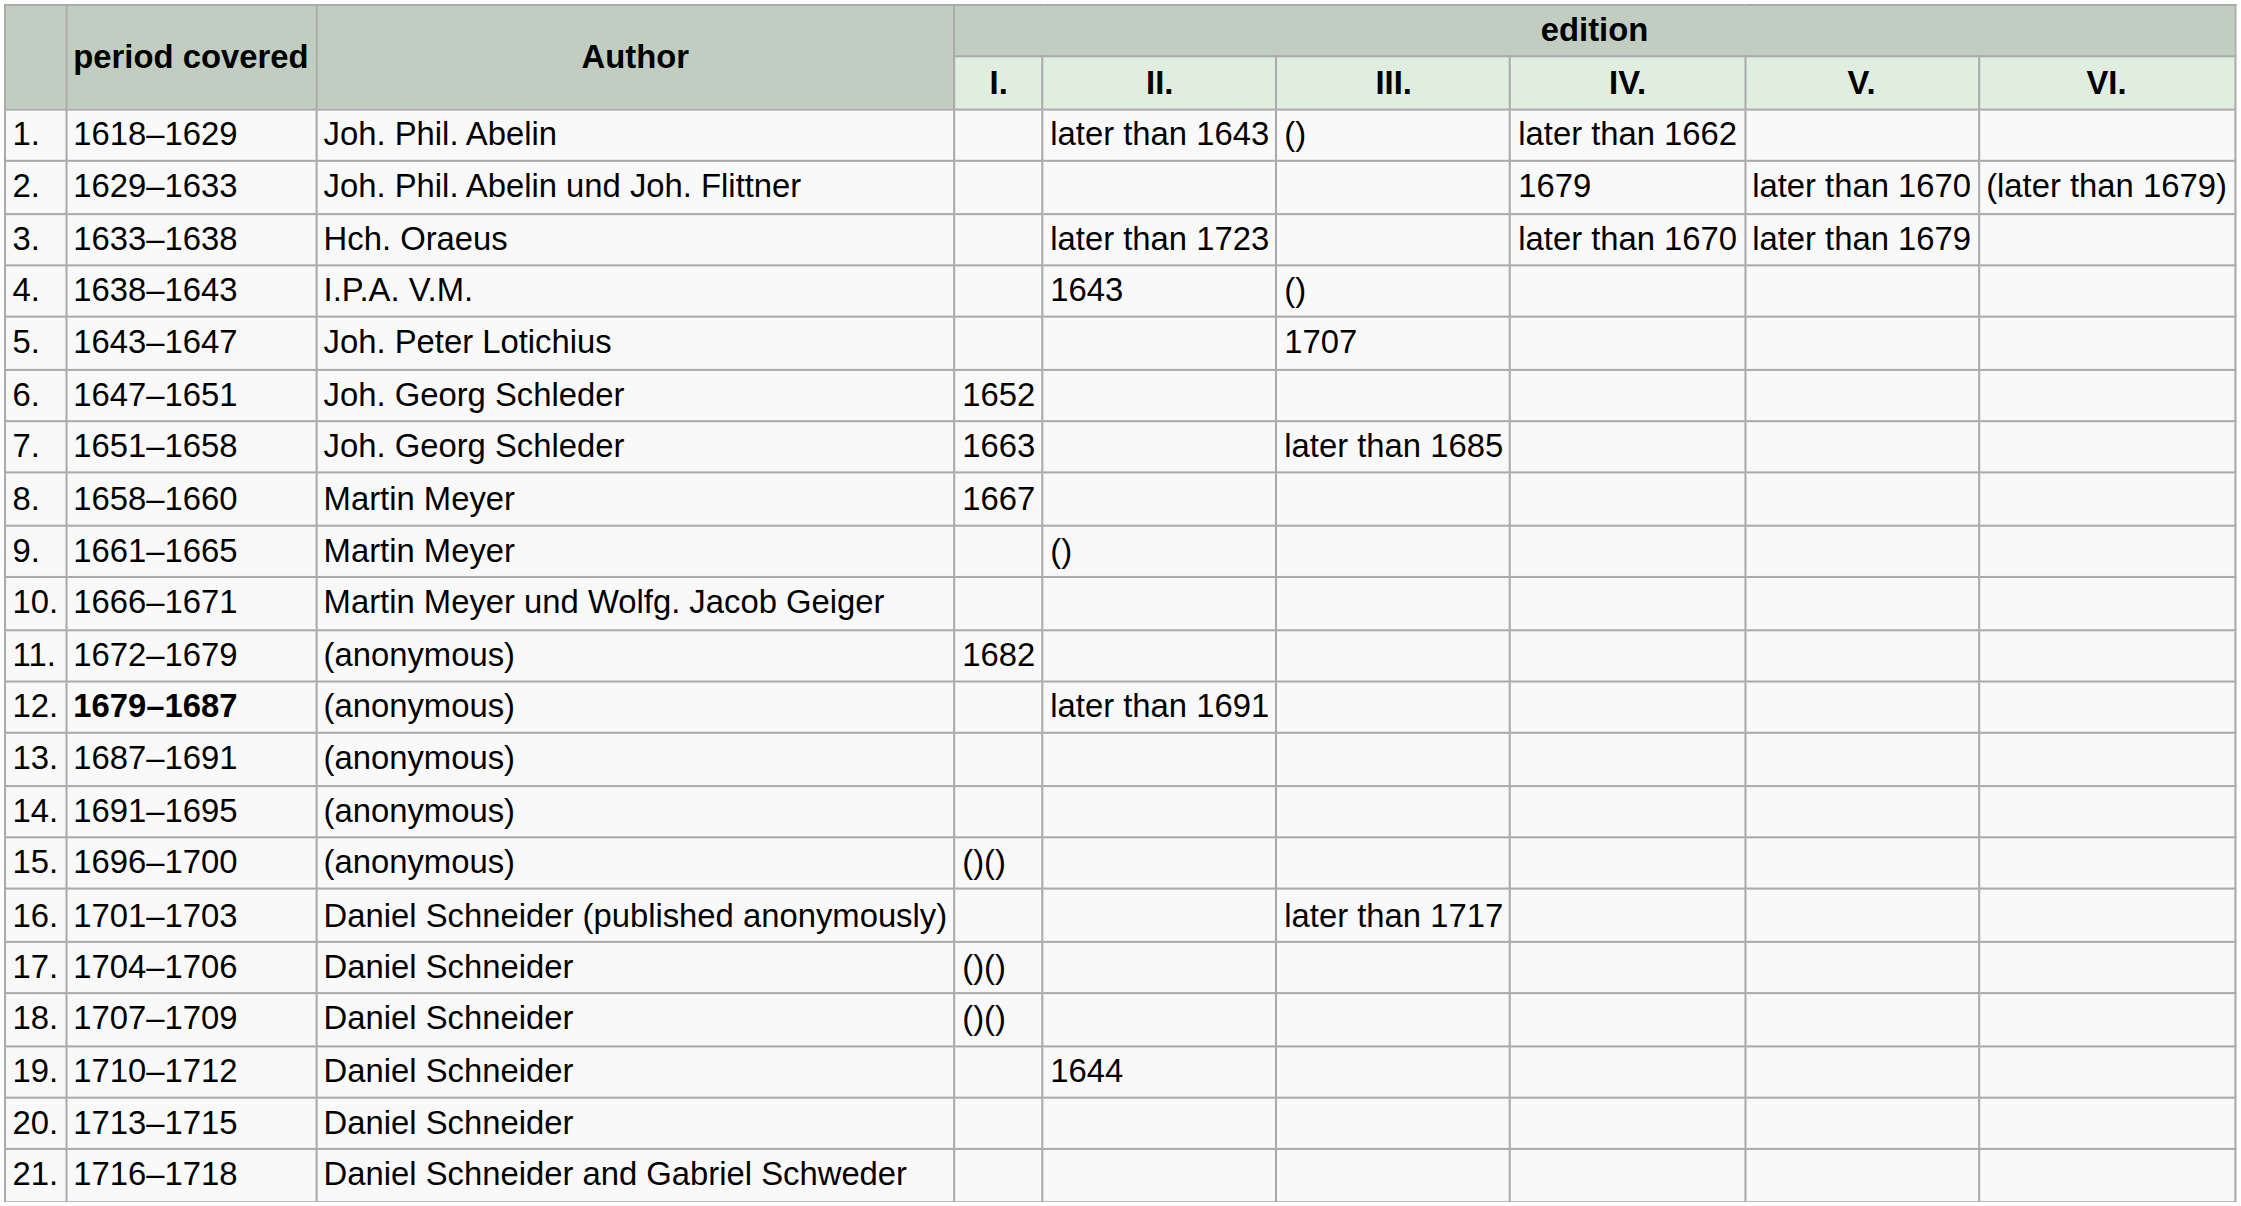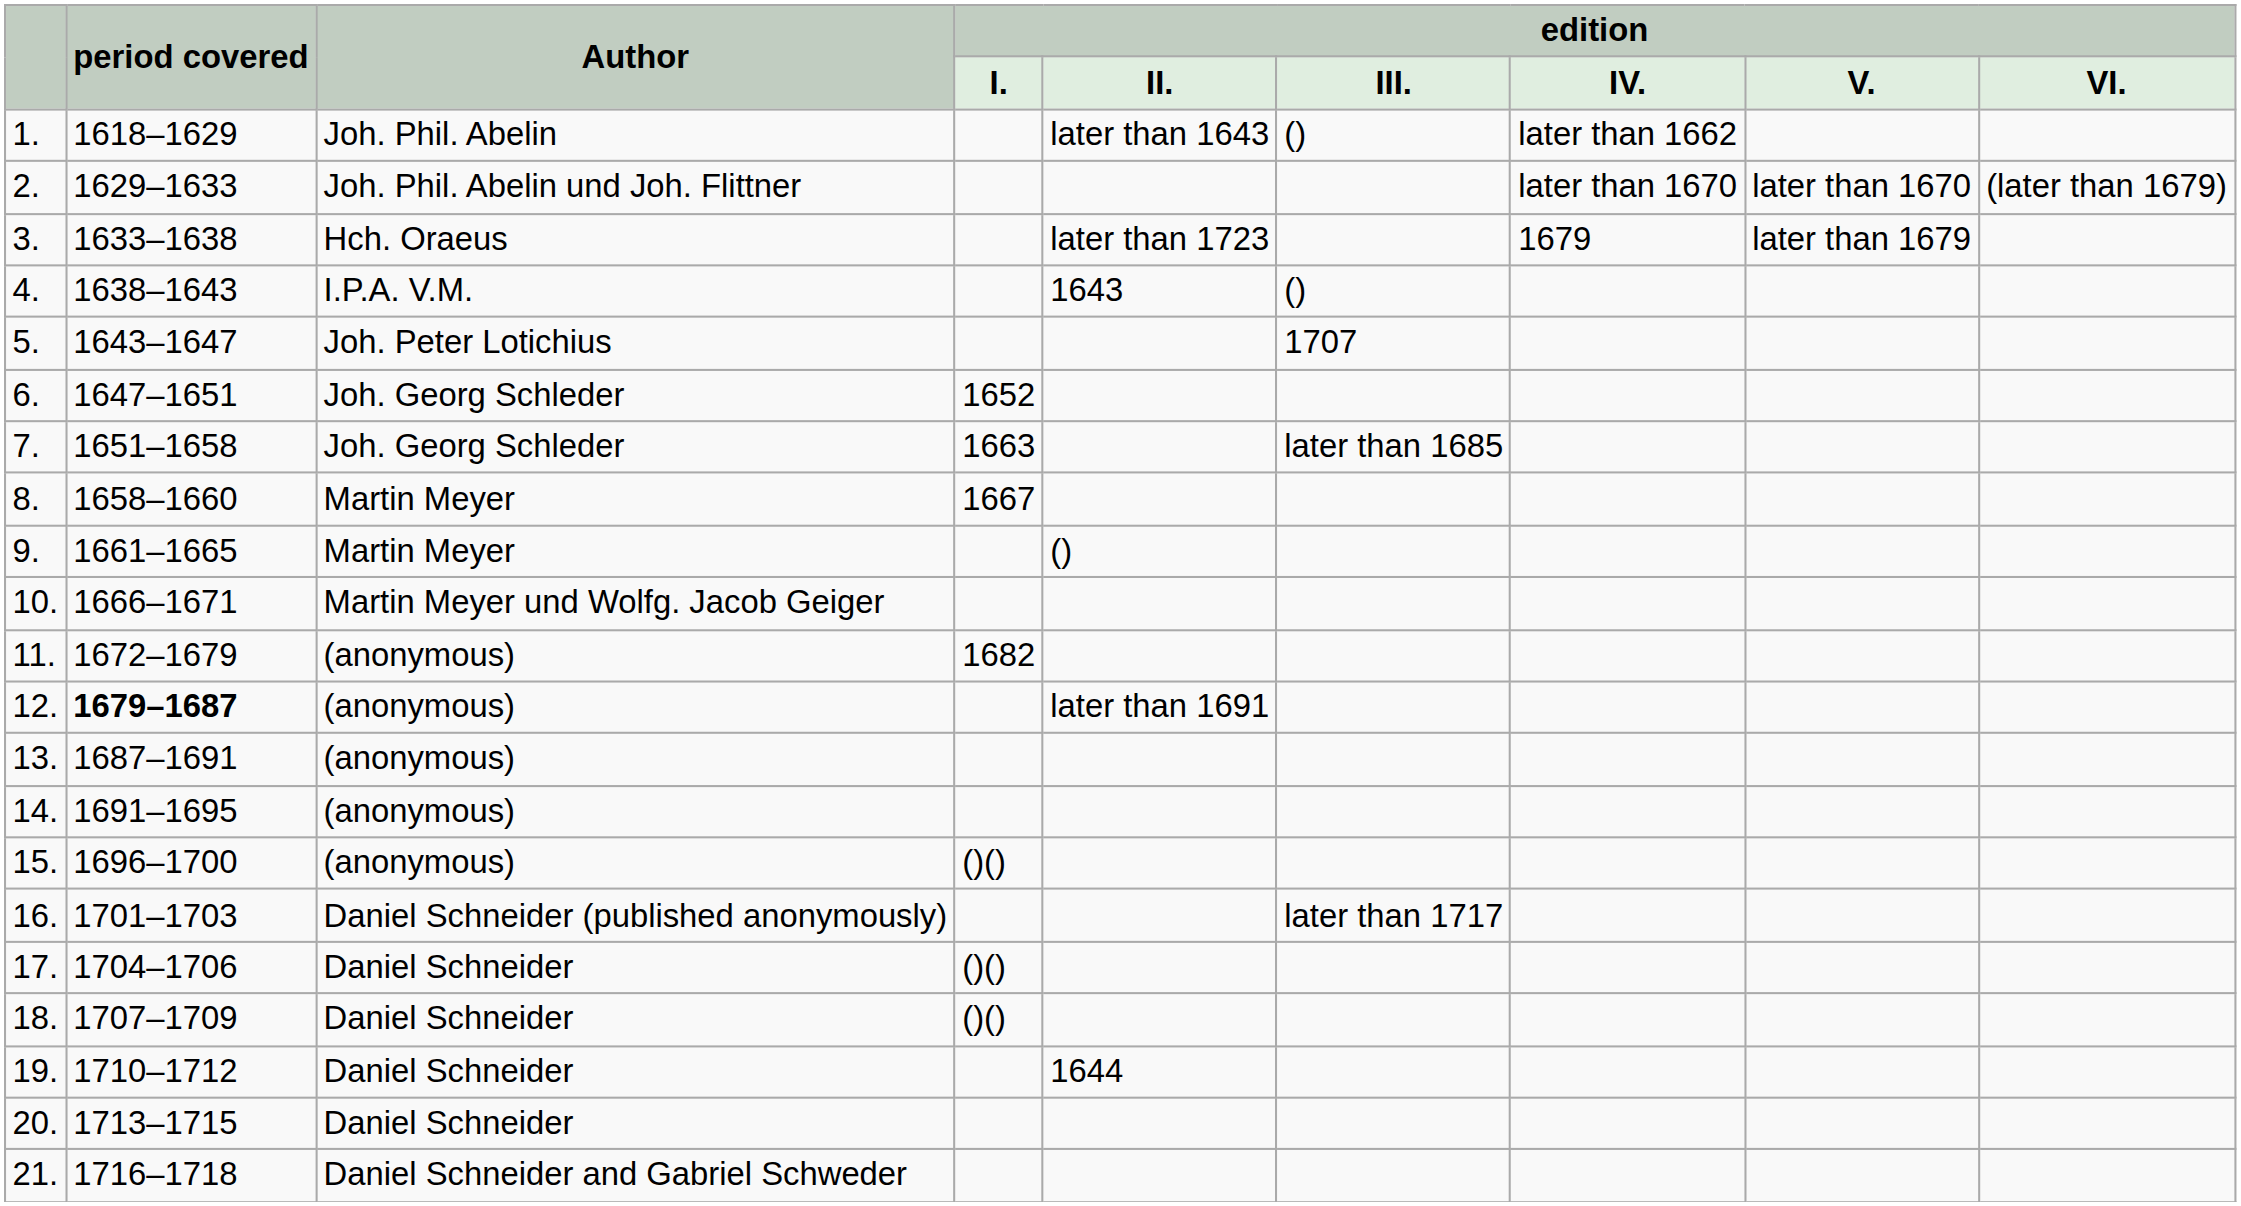(1555, 186) 1679 -> (1628, 186) later than 1670
(1628, 238) later than 1670 -> (1555, 238) 1679
